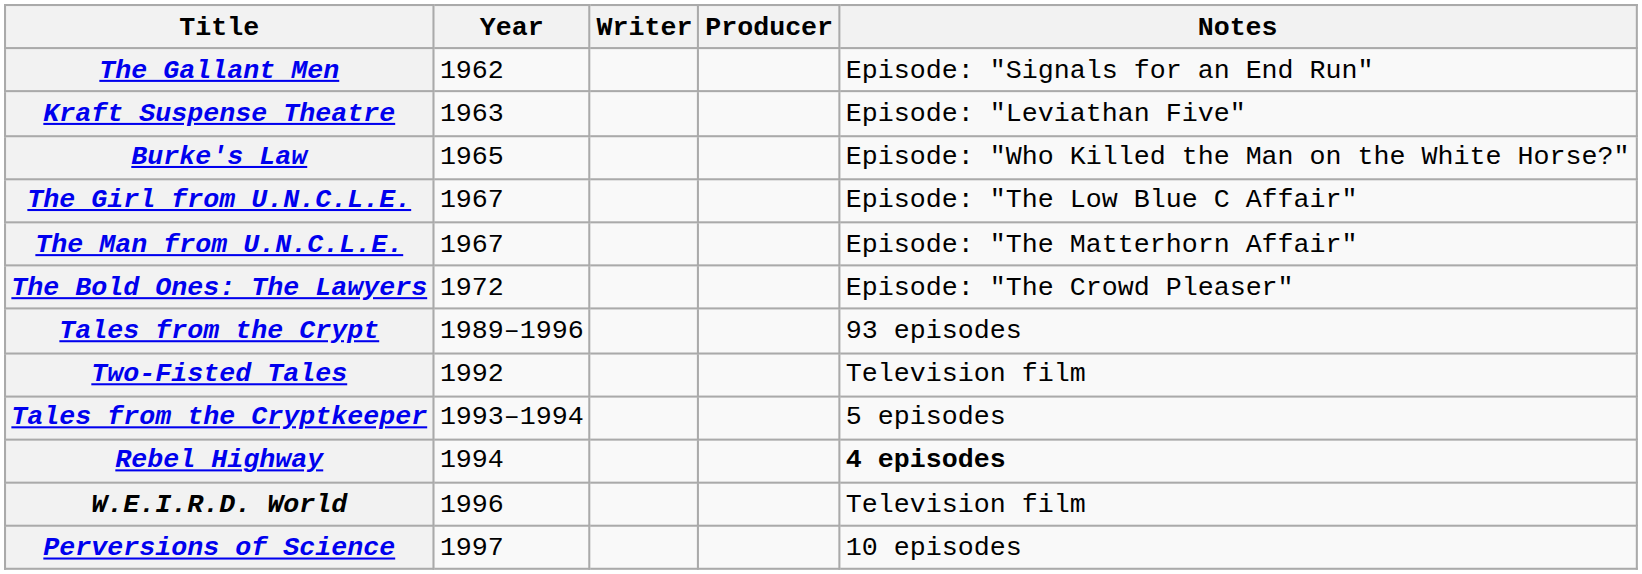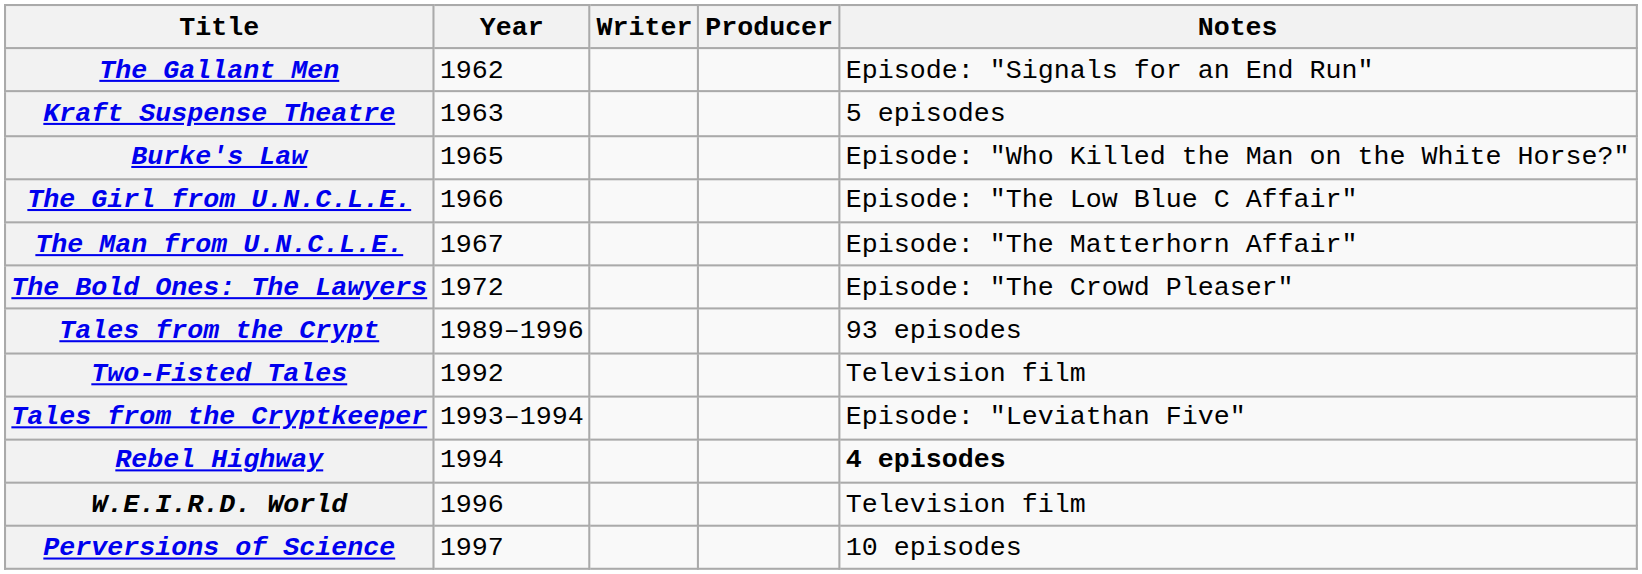(1046, 114) Episode: "Leviathan Five" -> (926, 114) 5 episodes
(472, 200) 1967 -> (472, 200) 1966
(926, 418) 5 episodes -> (1046, 418) Episode: "Leviathan Five"
